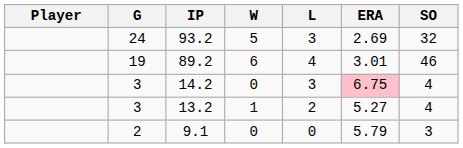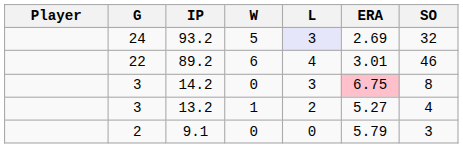(312, 39) no background -> (312, 39) lavender background
(137, 62) 19 -> (137, 62) 22
(428, 85) 4 -> (428, 85) 8
